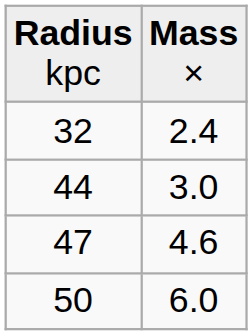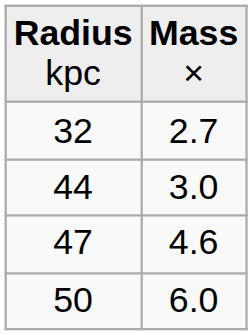(194, 130) 2.4 -> (194, 130) 2.7
